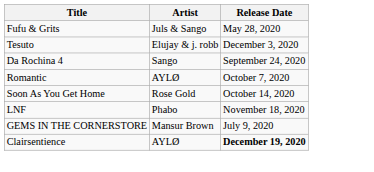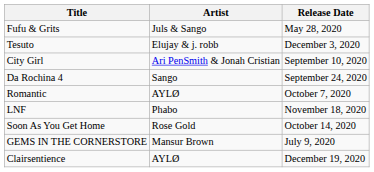+ row: (25, 61)
rows swapped: (56, 93) <-> (16, 110)
(264, 142) bold -> (325, 158) normal
